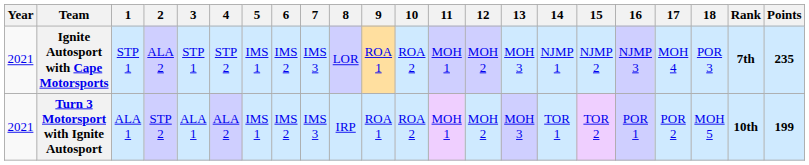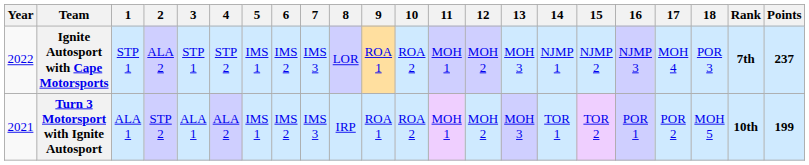(20, 59) 2021 -> (20, 59) 2022
(784, 59) 235 -> (784, 59) 237
